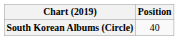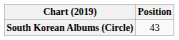(155, 27) 40 -> (155, 27) 43
